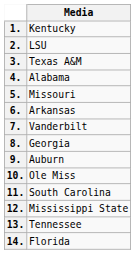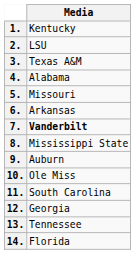(58, 126) normal -> (58, 126) bold
(49, 143) Georgia -> (79, 143) Mississippi State
(79, 208) Mississippi State -> (49, 208) Georgia
